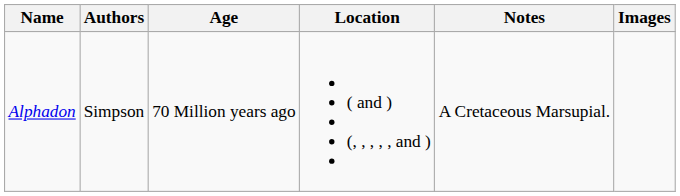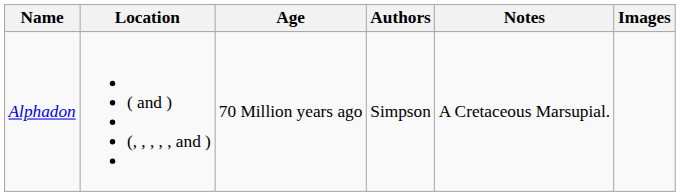columns swapped: (114, 18) <-> (367, 18)
